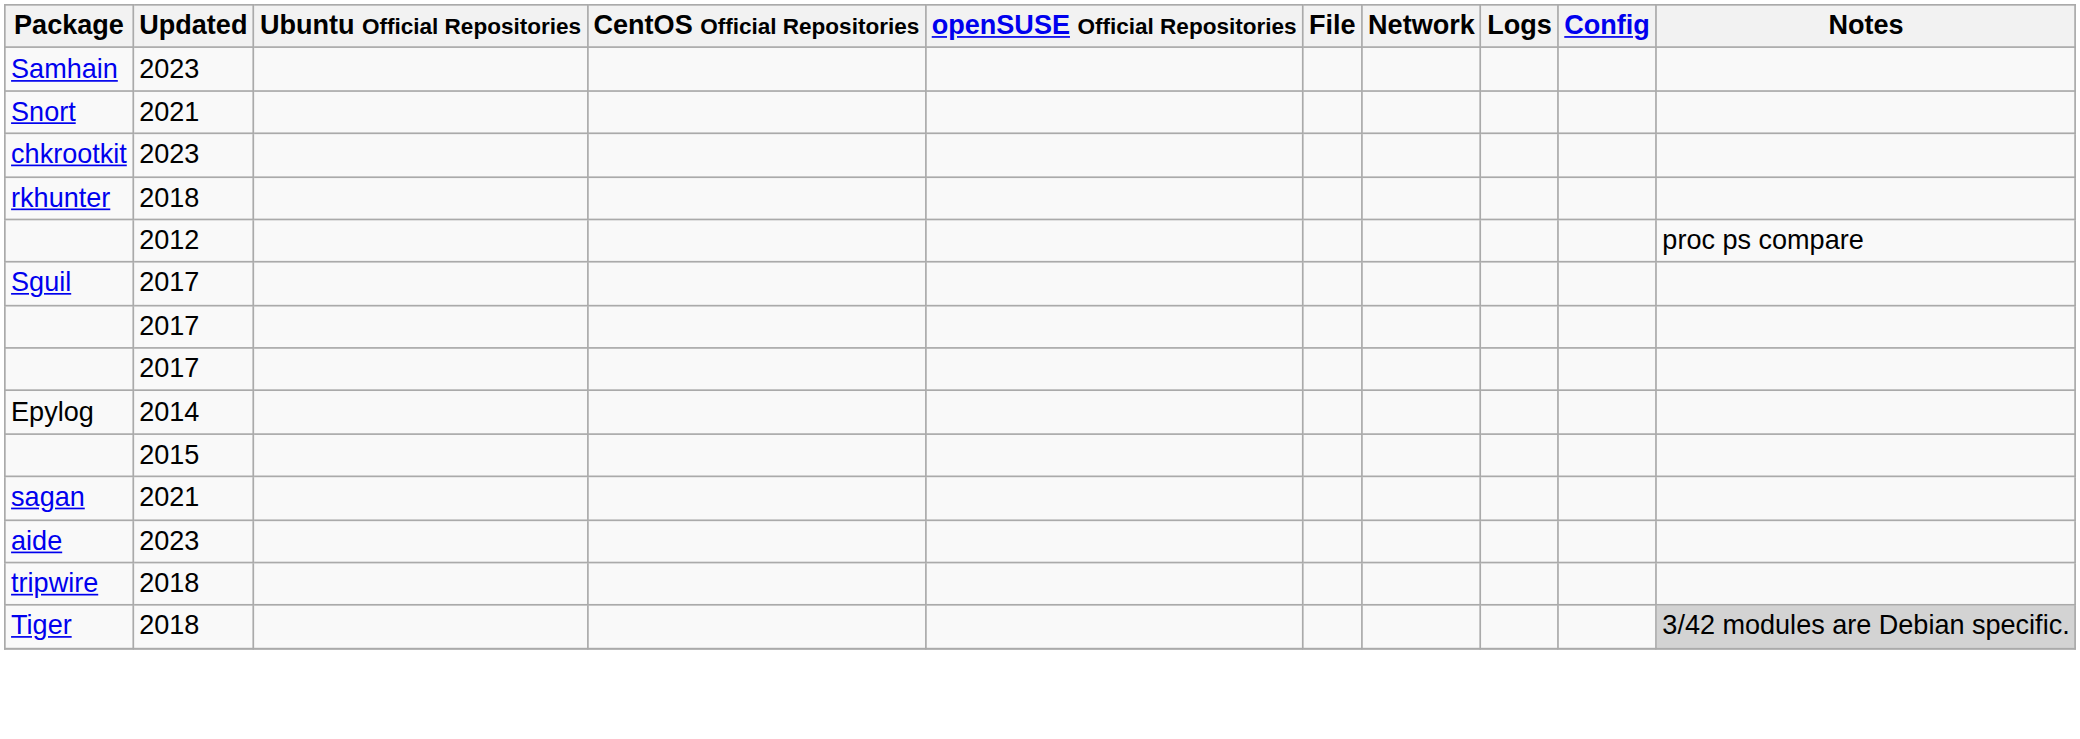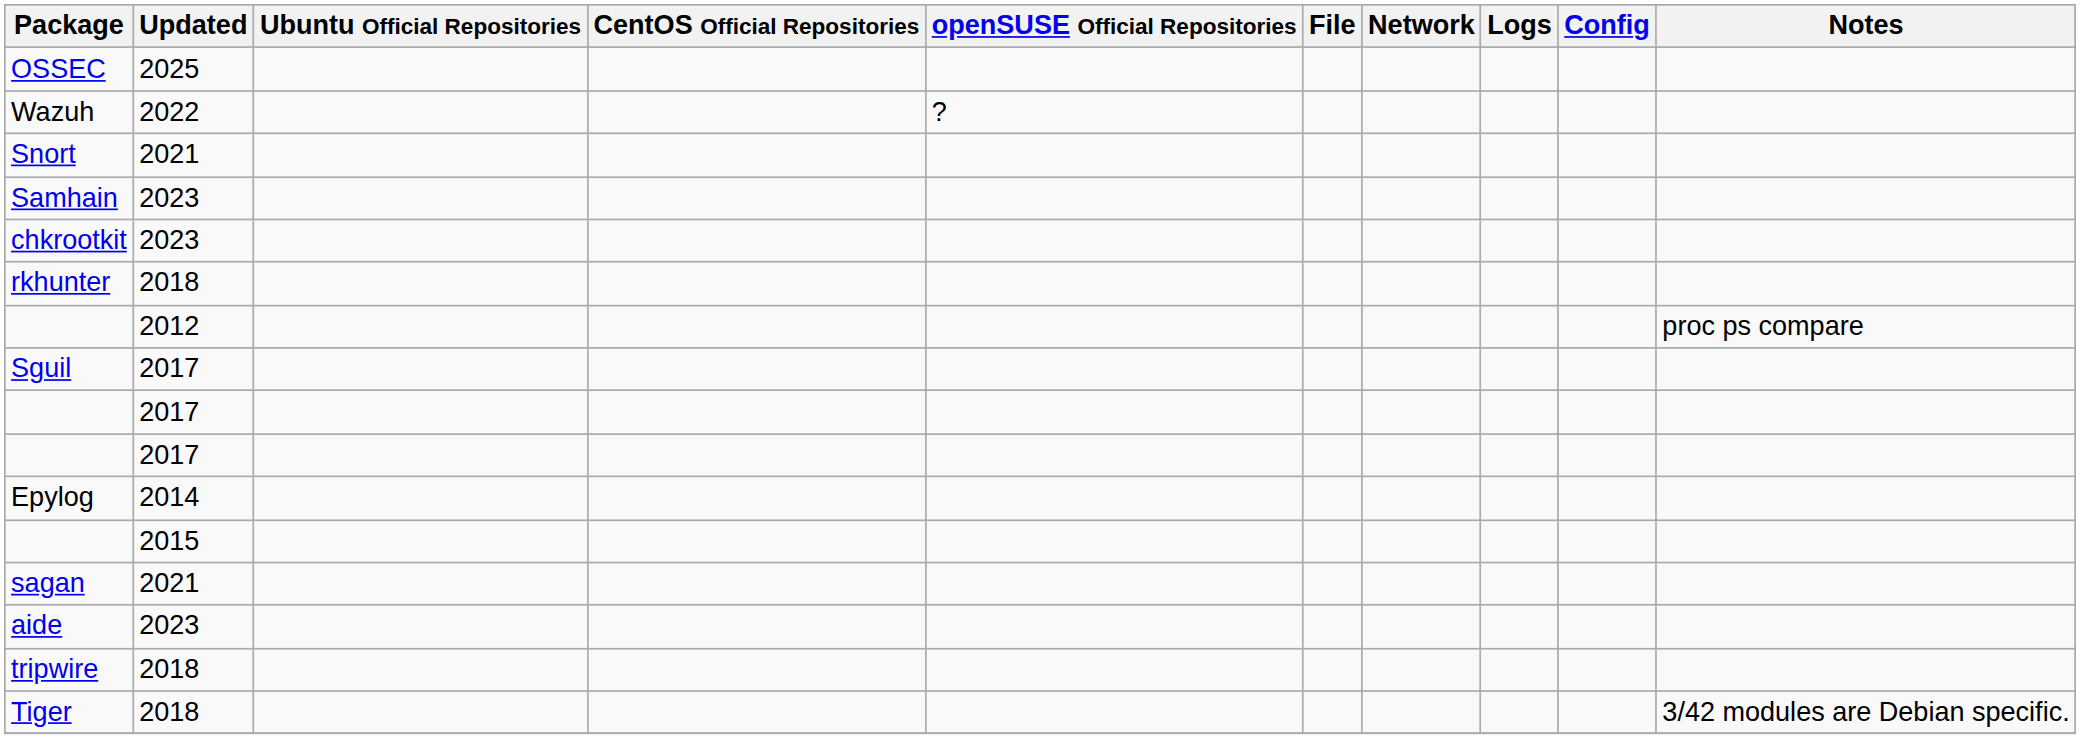+ row: (58, 68)
+ row: (53, 111)
rows swapped: (64, 68) <-> (43, 111)
(1866, 626) lightgrey background -> (1866, 712) no background
